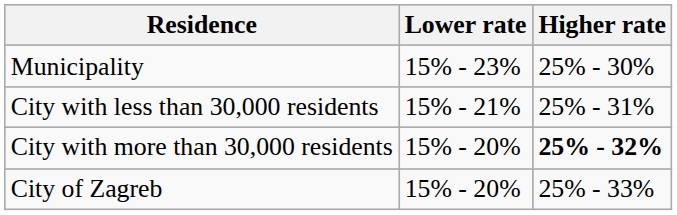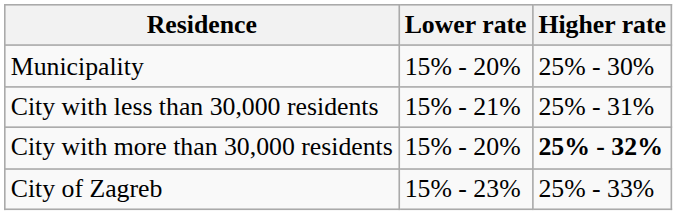(463, 65) 15% - 23% -> (463, 65) 15% - 20%
(463, 188) 15% - 20% -> (463, 188) 15% - 23%
